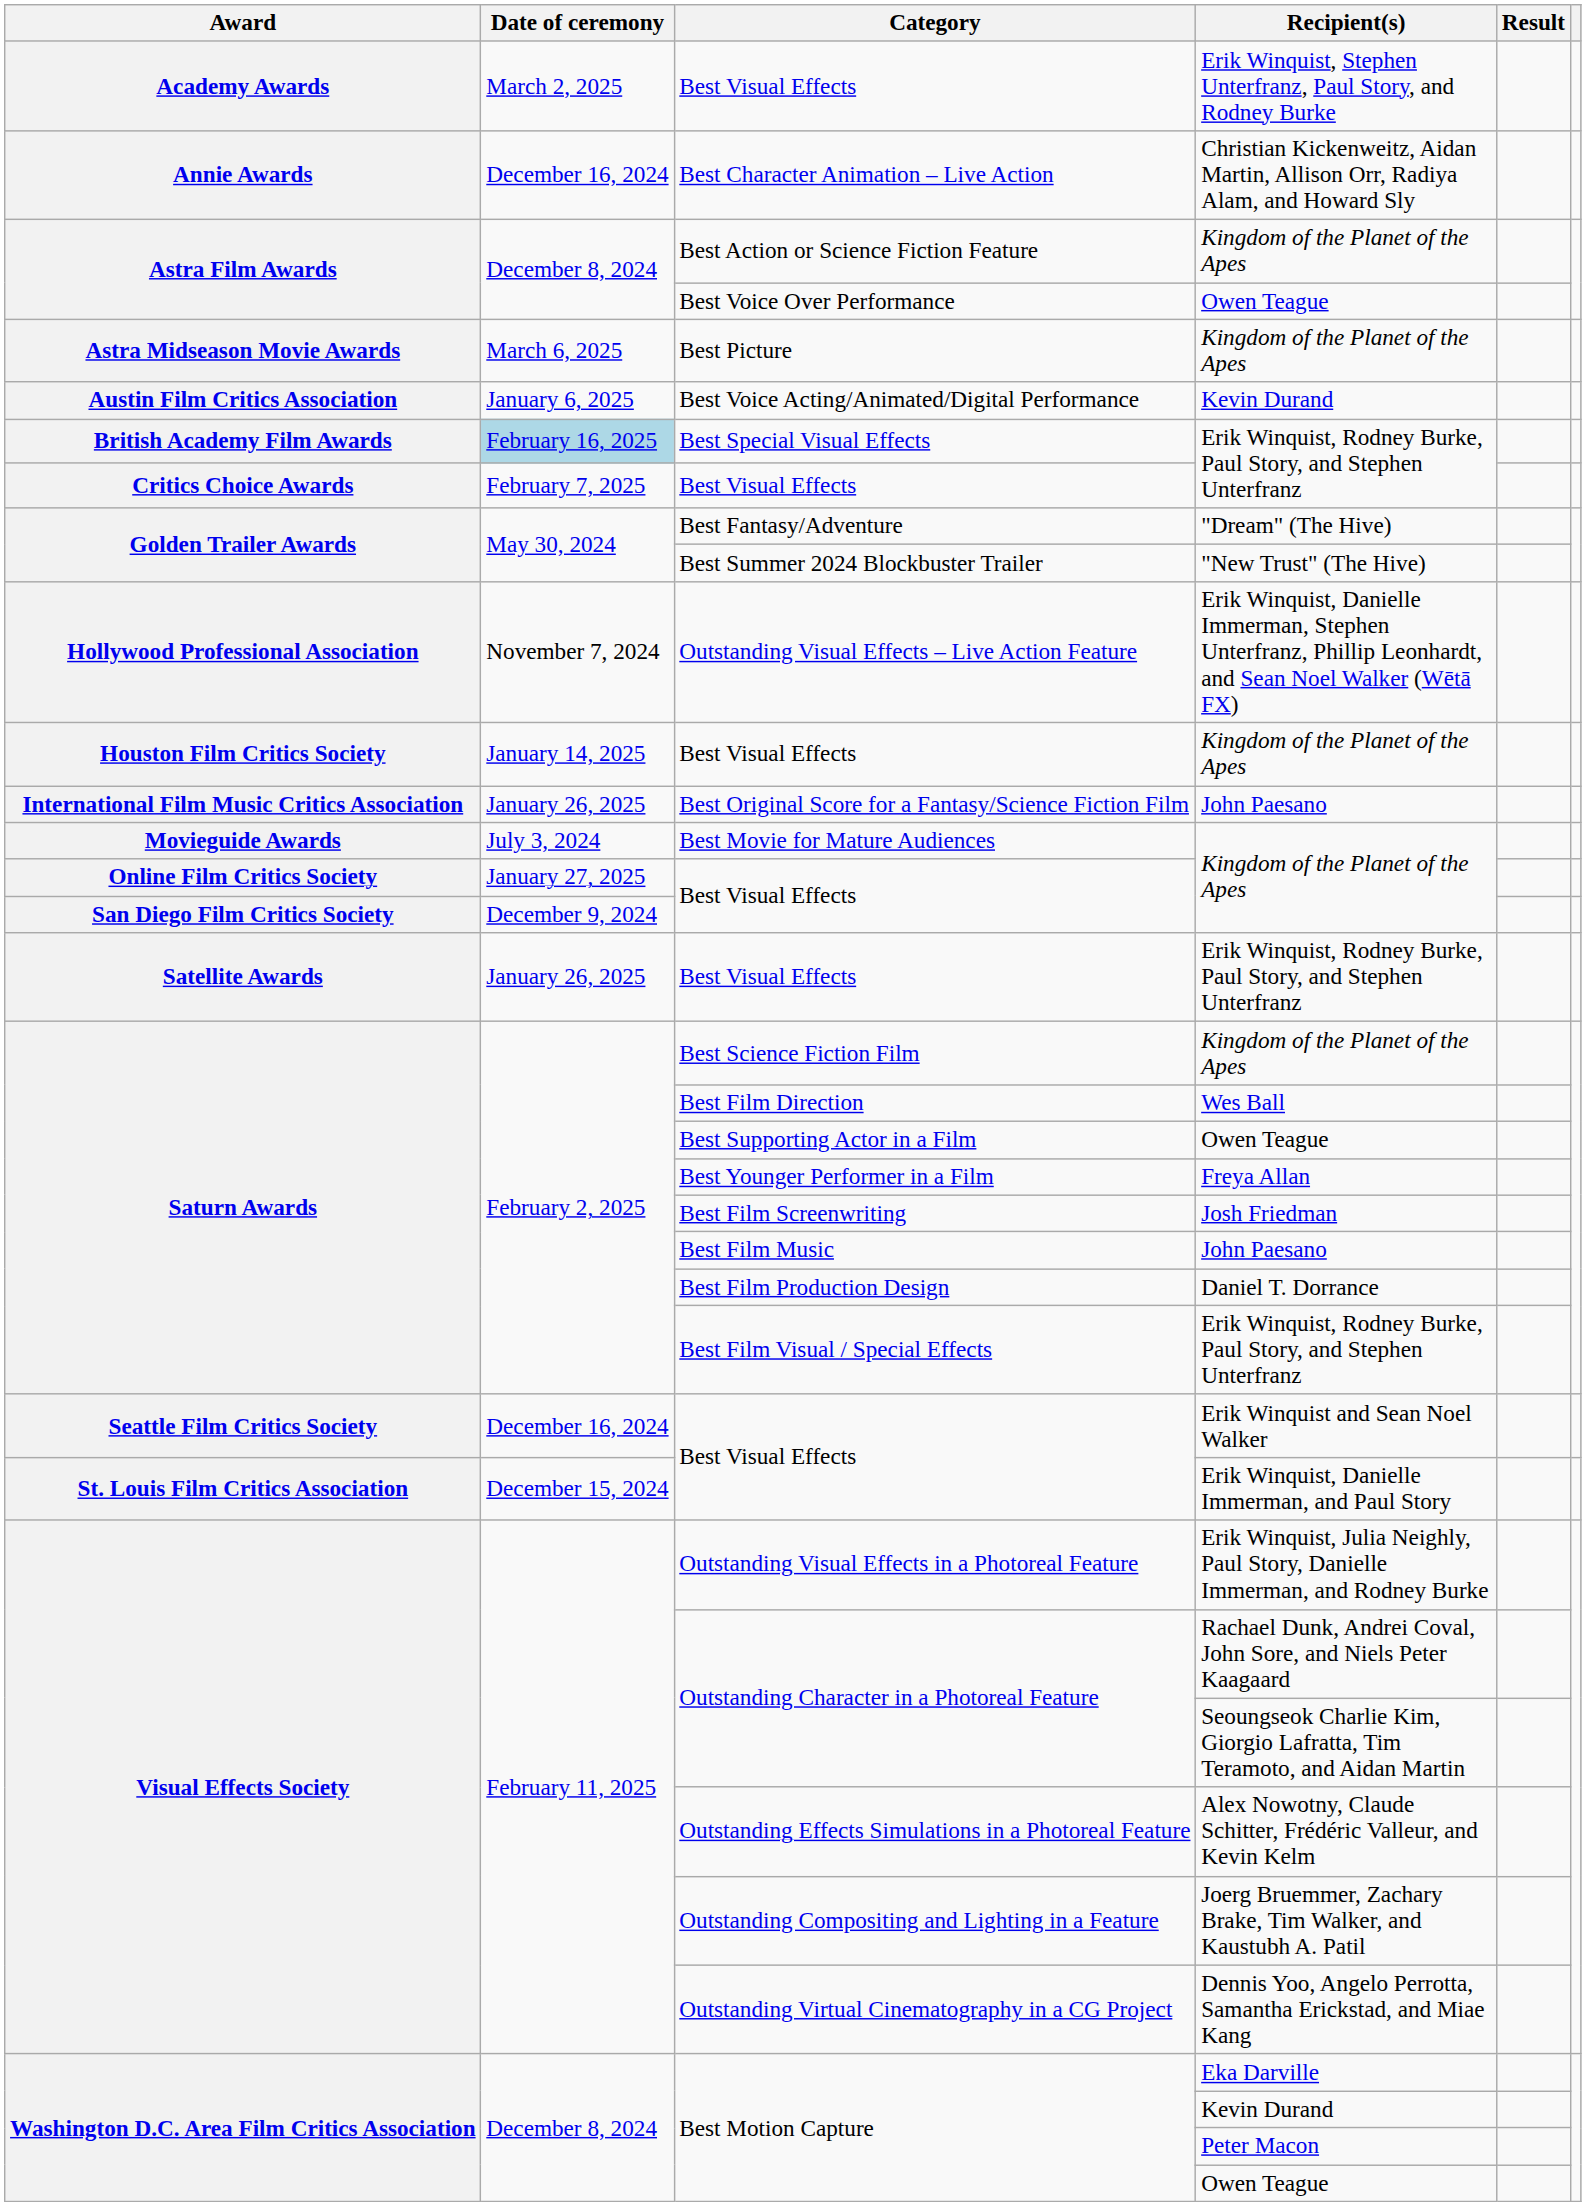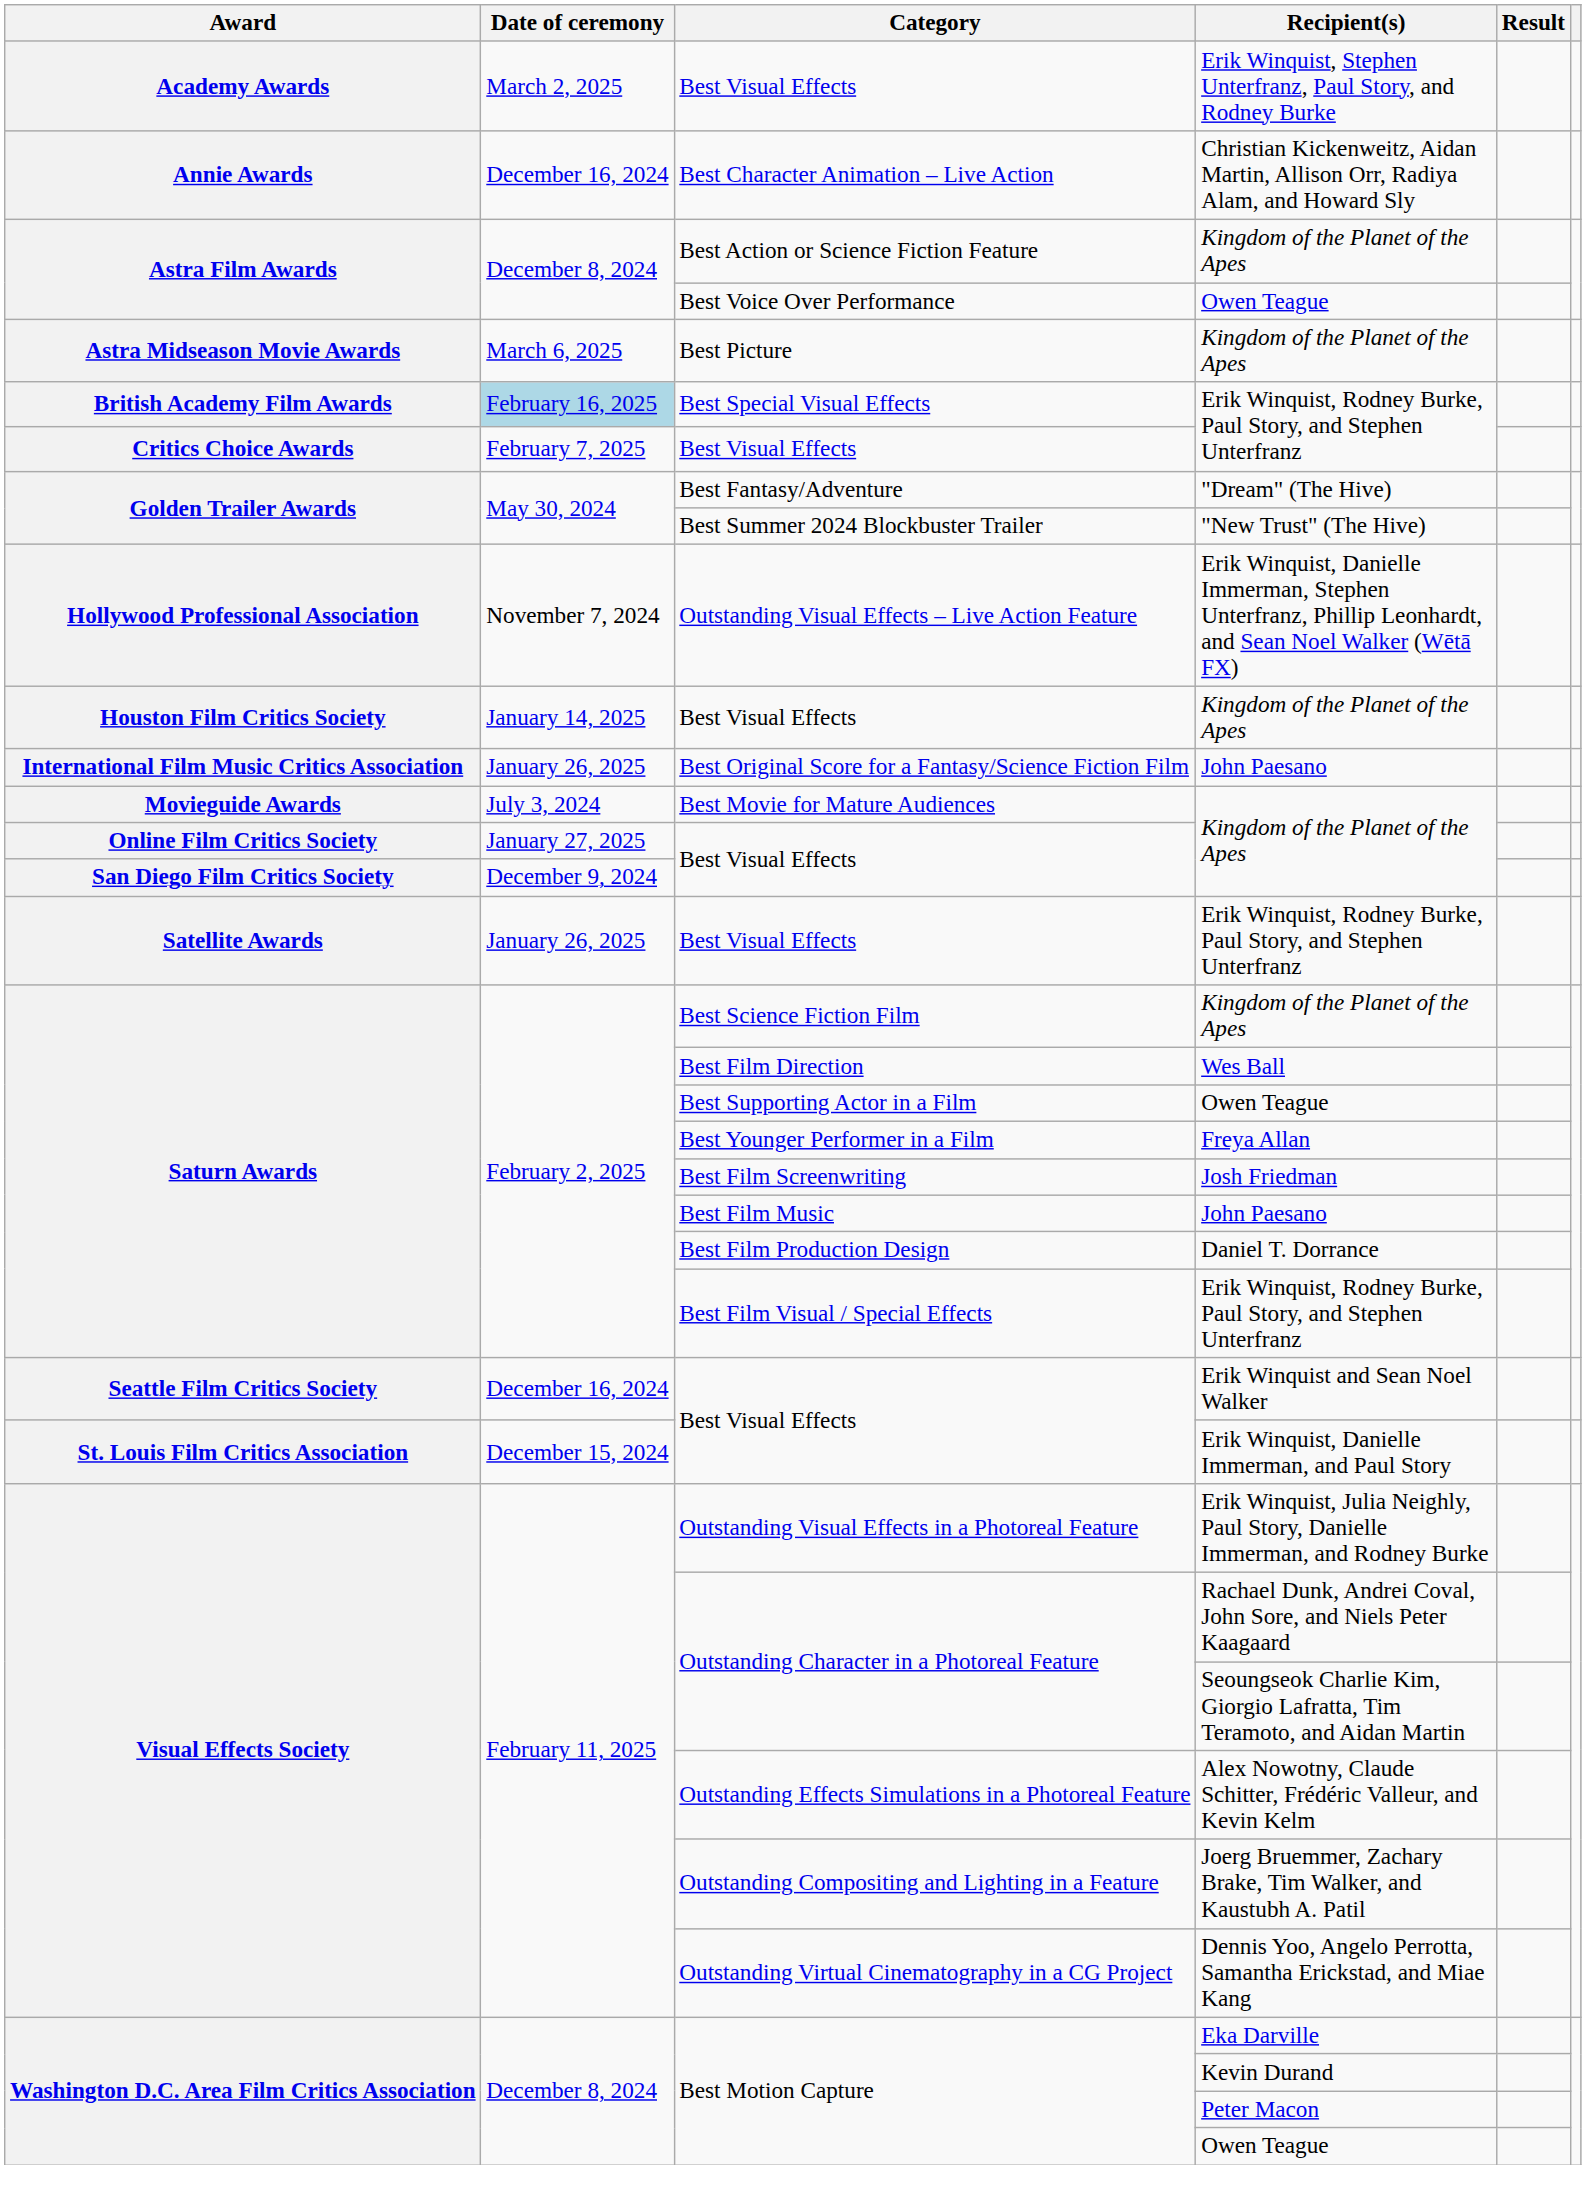- row: (909, 400)
